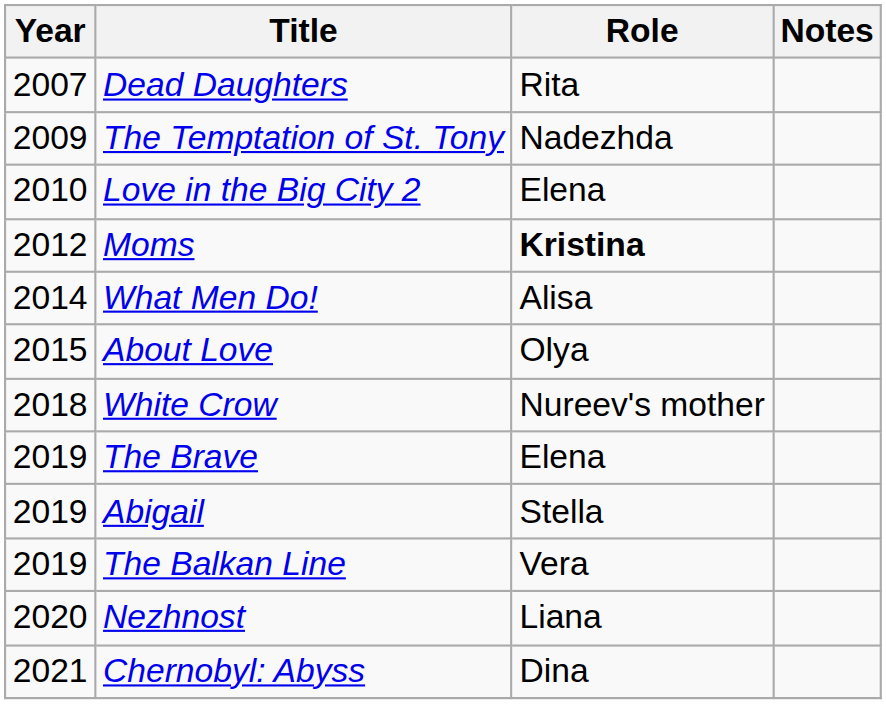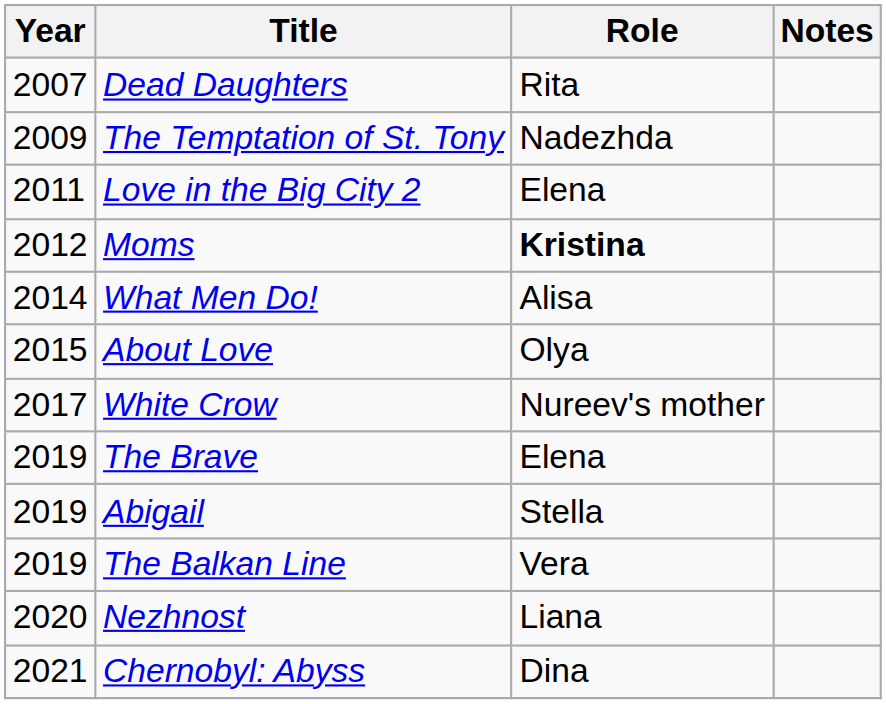(50, 191) 2010 -> (49, 191) 2011
(50, 404) 2018 -> (50, 404) 2017
